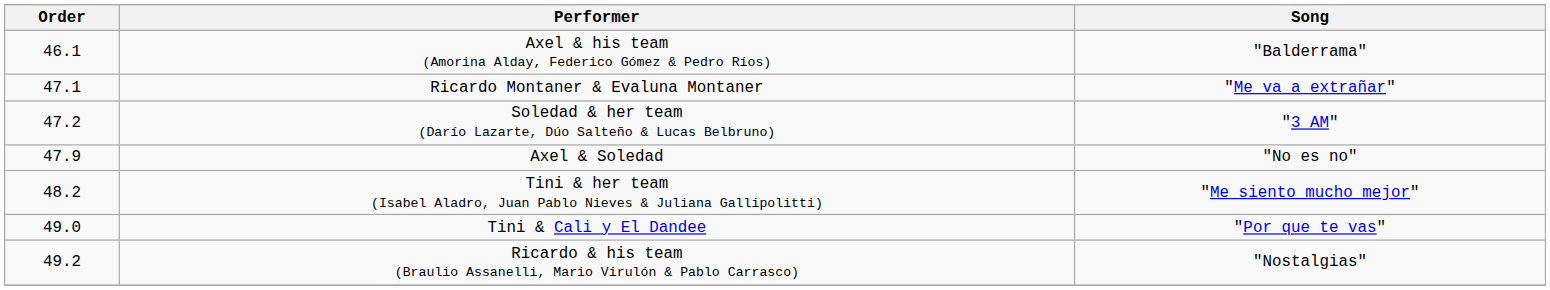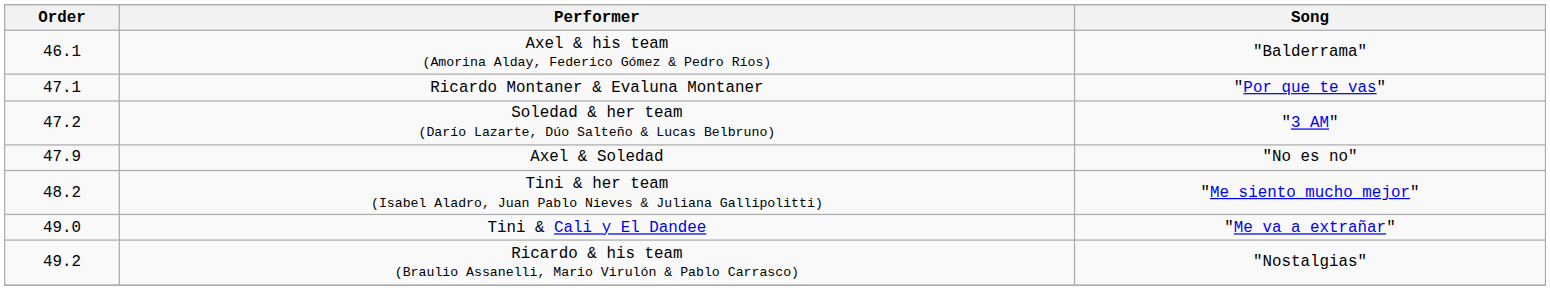(1310, 88) "Me va a extrañar" -> (1310, 88) "Por que te vas"
(1310, 228) "Por que te vas" -> (1310, 228) "Me va a extrañar"
